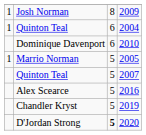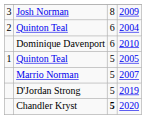(9, 12) 1 -> (9, 12) 3
(9, 28) 1 -> (9, 28) 2
(47, 59) Marrio Norman -> (42, 59) Quinton Teal
(42, 75) Quinton Teal -> (47, 75) Marrio Norman
- row: (129, 91)
(47, 106) Chandler Kryst -> (48, 91) D'Jordan Strong
(48, 122) D'Jordan Strong -> (47, 106) Chandler Kryst
